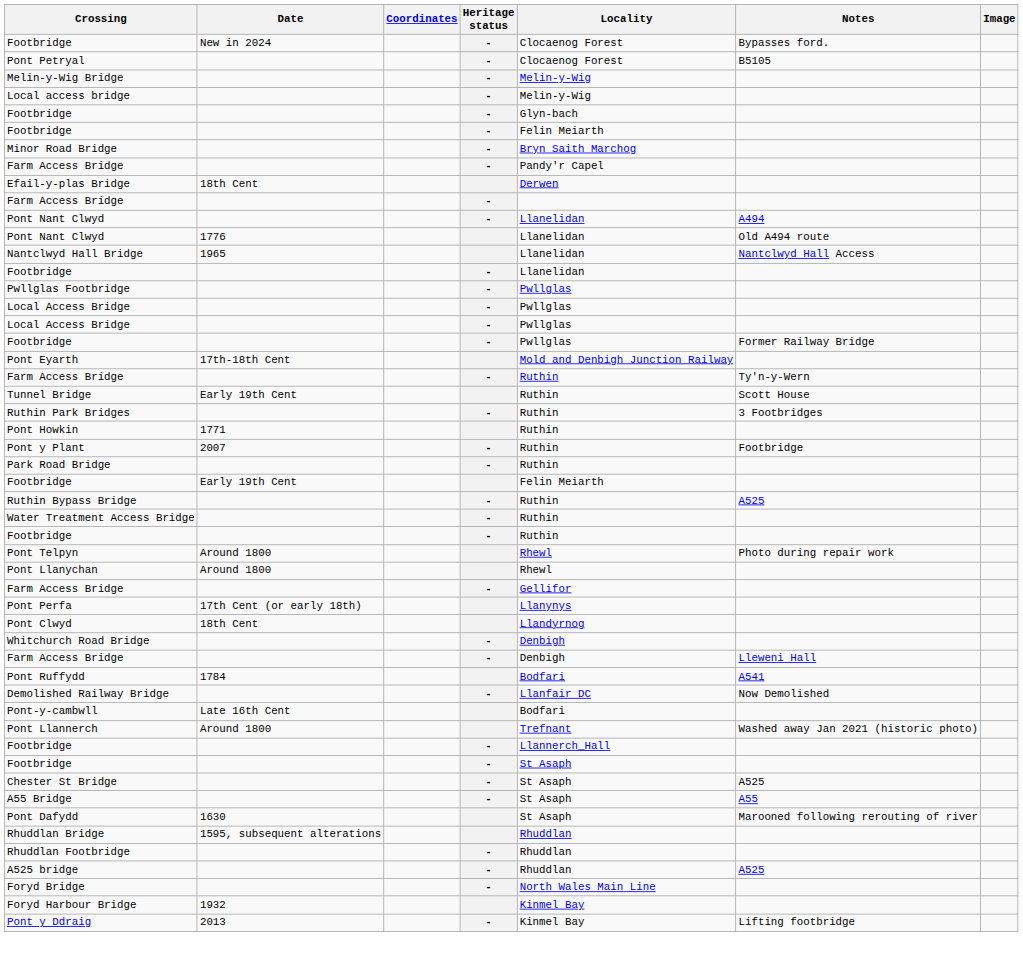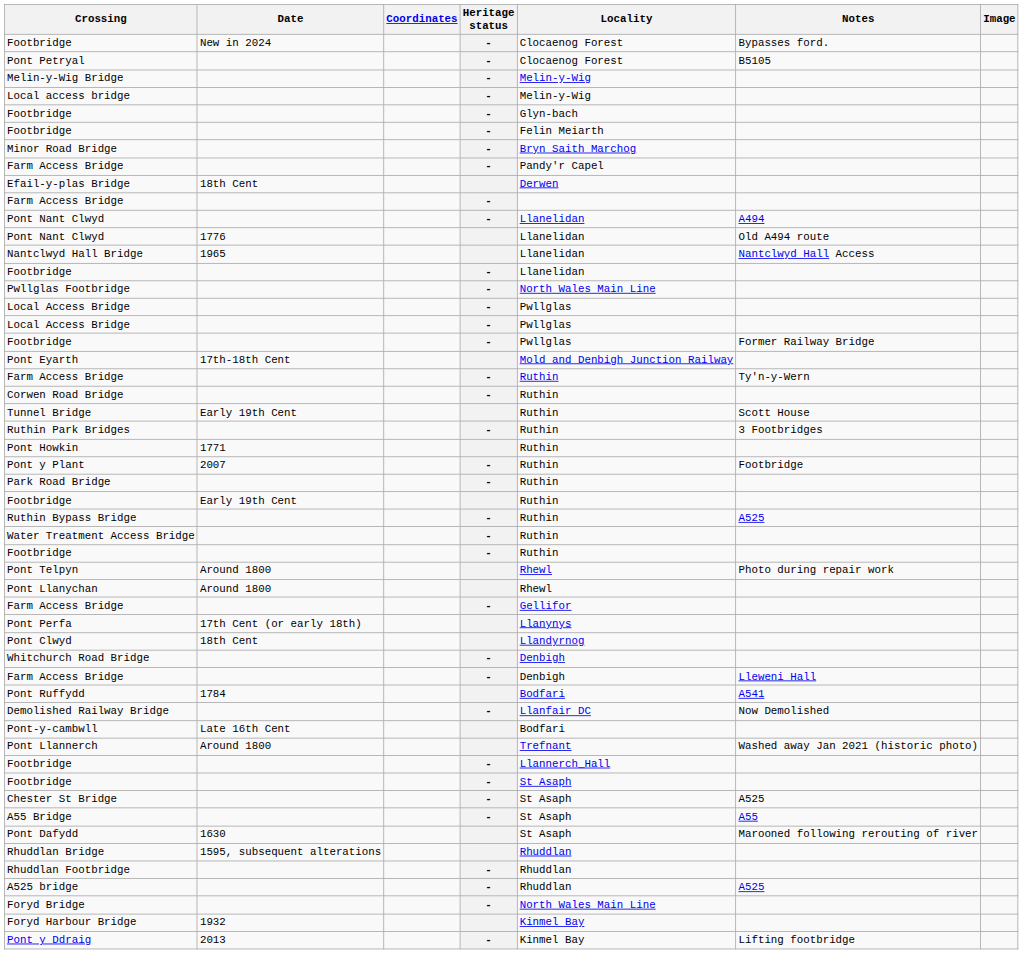(546, 289) Pwllglas -> (588, 289) North Wales Main Line
+ row: (65, 395)
(562, 483) Felin Meiarth -> (539, 500) Ruthin
